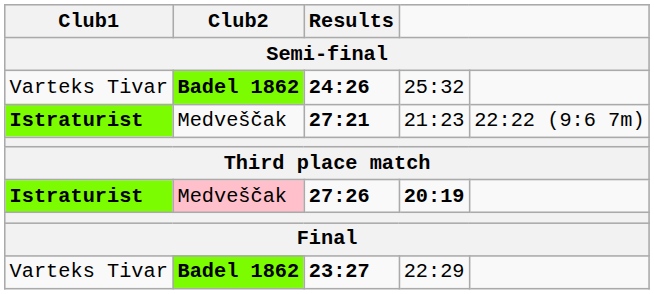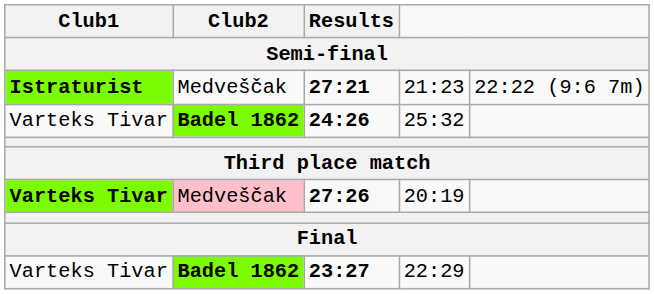rows swapped: (339, 87) <-> (339, 120)
(77, 196) Istraturist -> (89, 196) Varteks Tivar
(434, 196) bold -> (434, 196) normal
